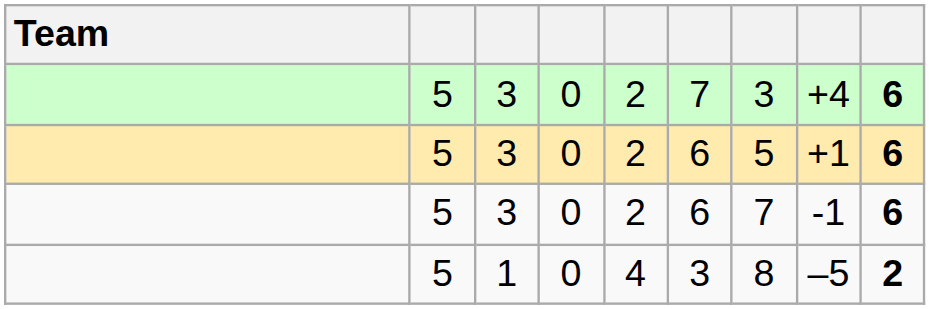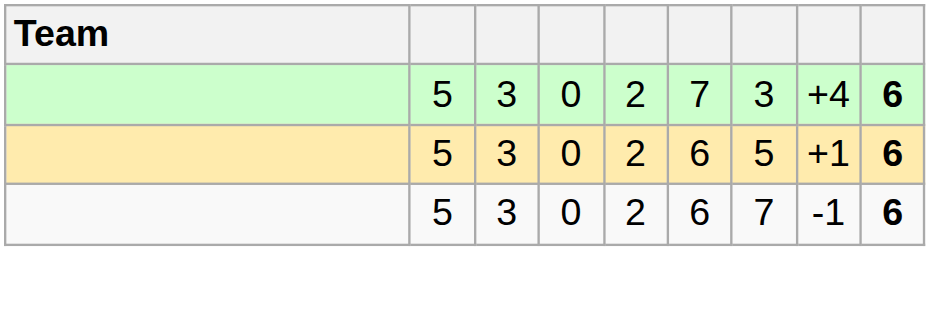- row: (208, 274)
